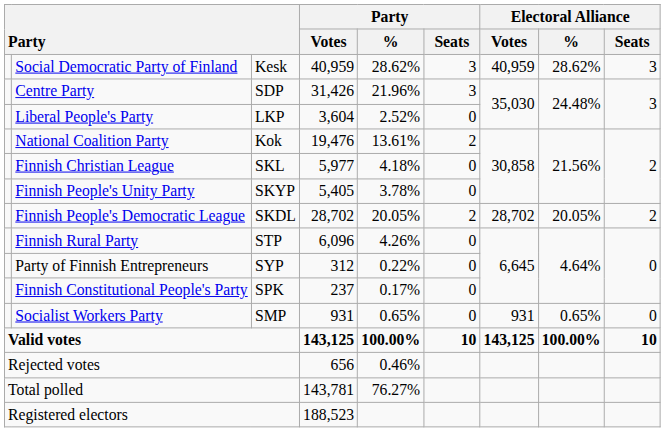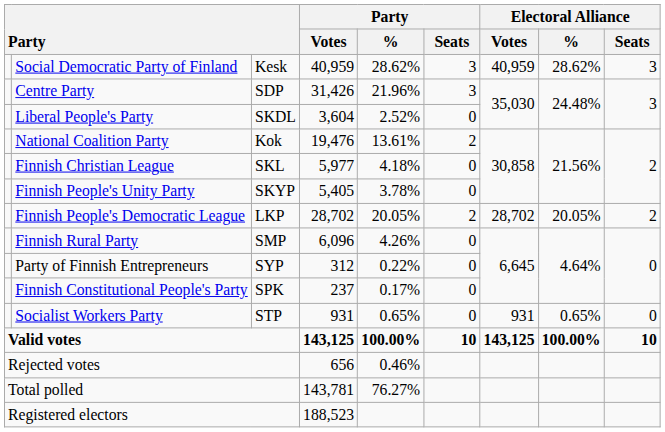(270, 116) LKP -> (275, 116) SKDL
(275, 215) SKDL -> (270, 215) LKP
(268, 240) STP -> (271, 240) SMP
(271, 315) SMP -> (268, 315) STP
